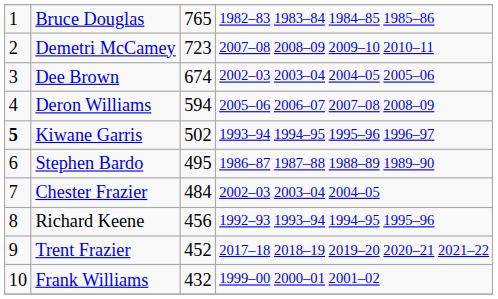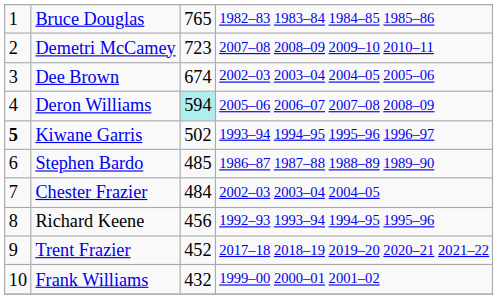(198, 105) no background -> (198, 105) paleturquoise background
(198, 163) 495 -> (198, 163) 485
